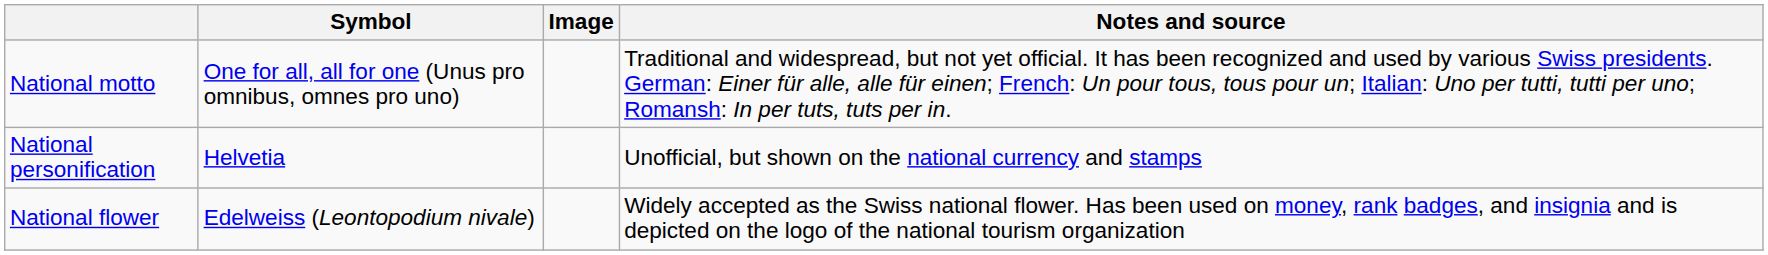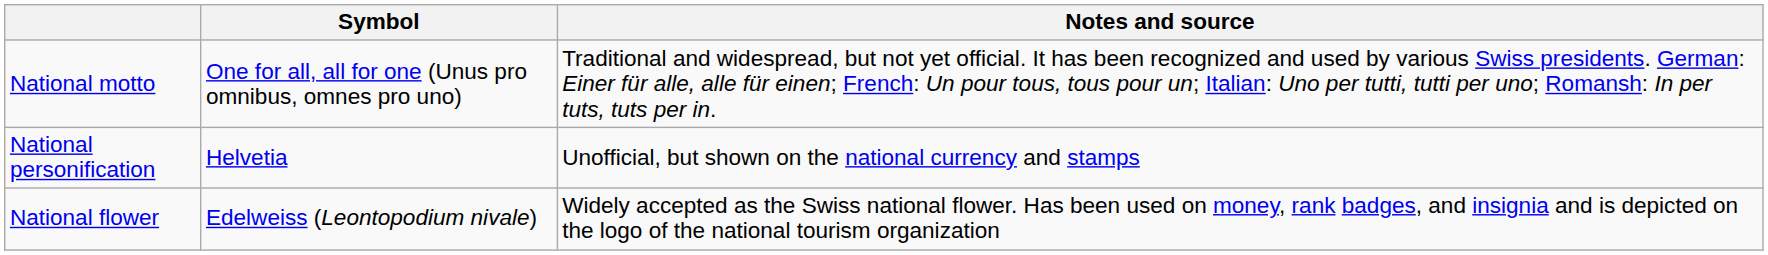- column: (581, 22)
